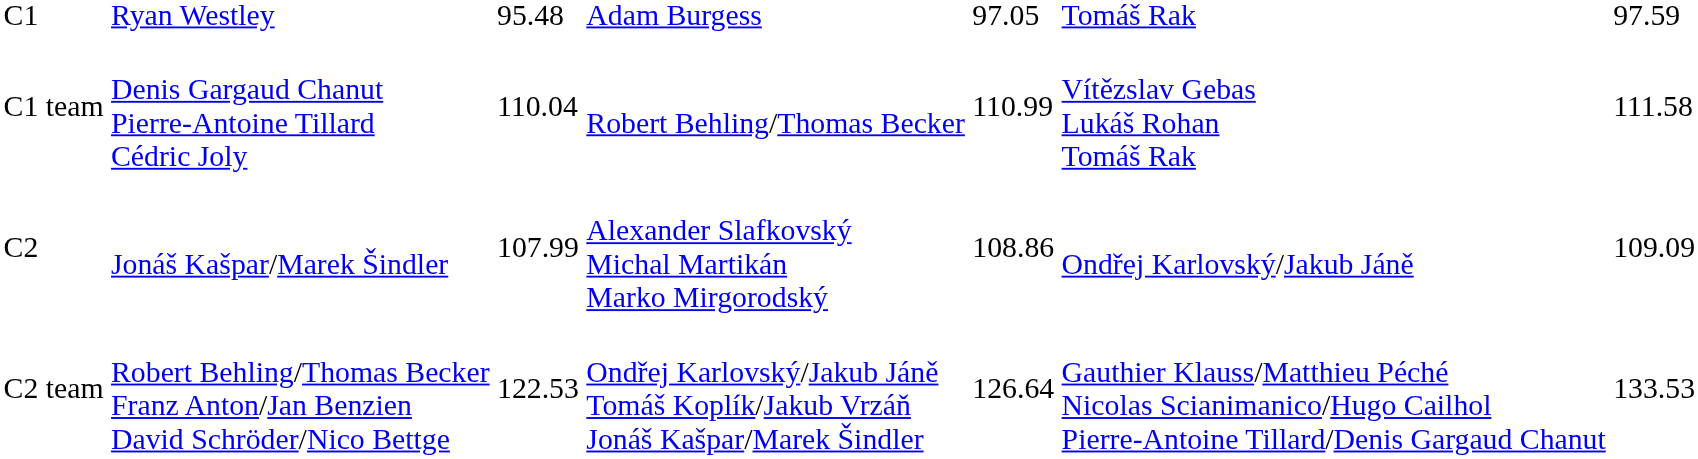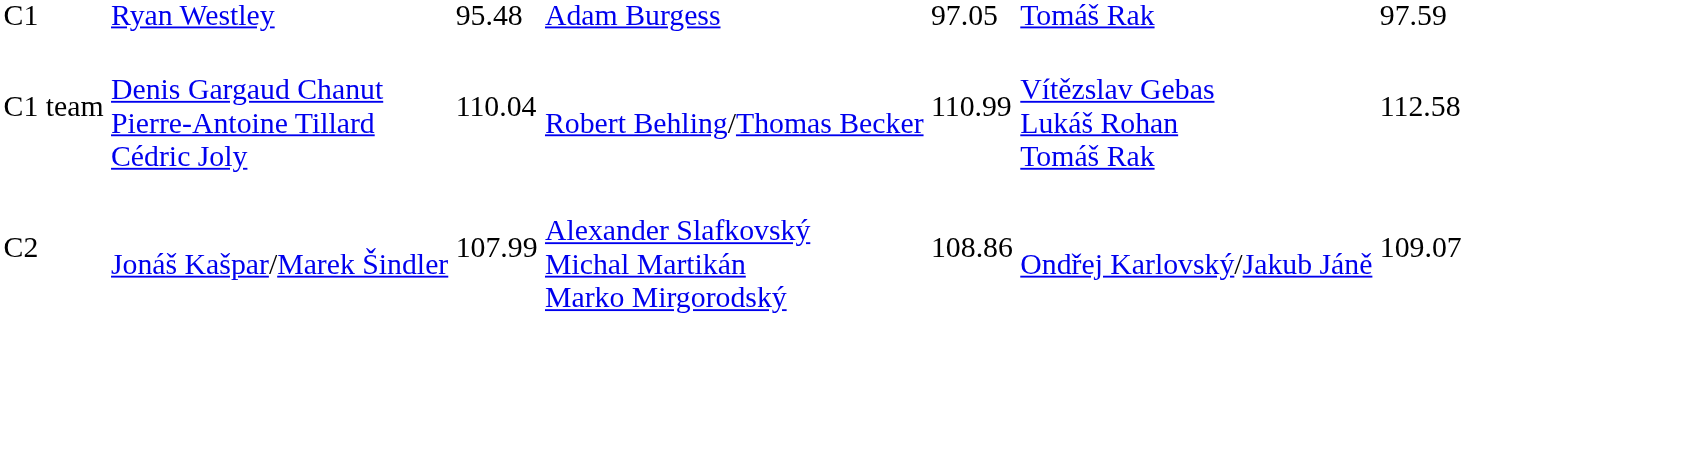(1653, 106) 111.58 -> (1420, 106) 112.58
(1654, 247) 109.09 -> (1421, 247) 109.07
- row: (54, 388)
